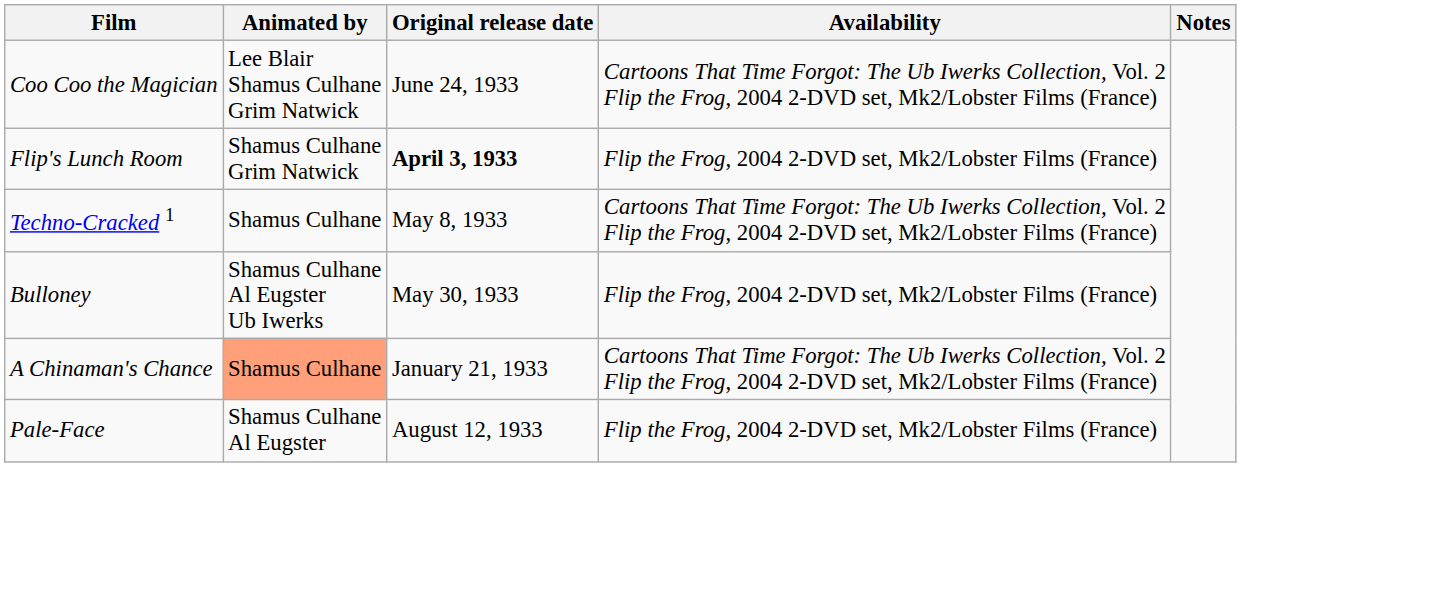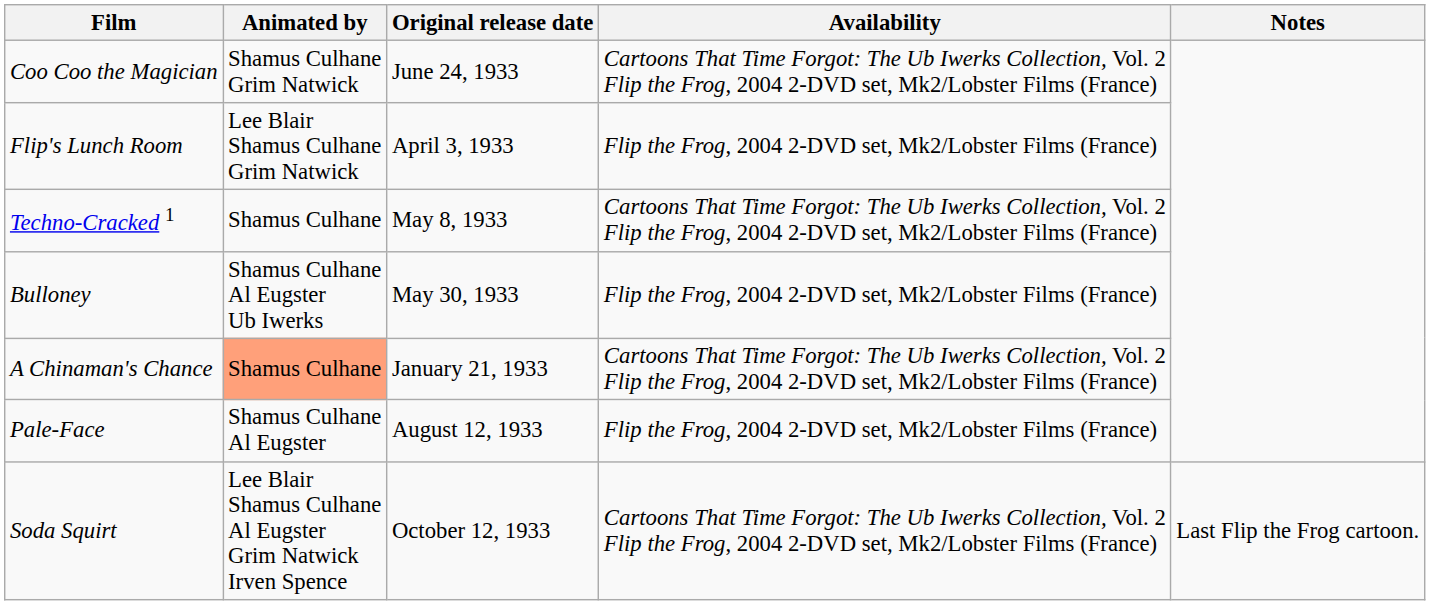(305, 84) Lee Blair Shamus Culhane Grim Natwick -> (305, 71) Shamus Culhane Grim Natwick
(305, 158) Shamus Culhane Grim Natwick -> (305, 145) Lee Blair Shamus Culhane Grim Natwick
(455, 158) bold -> (453, 145) normal
+ row: (63, 530)
